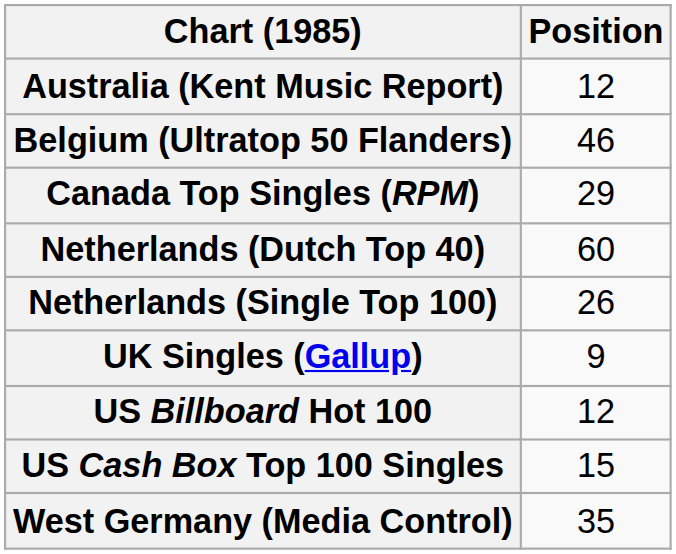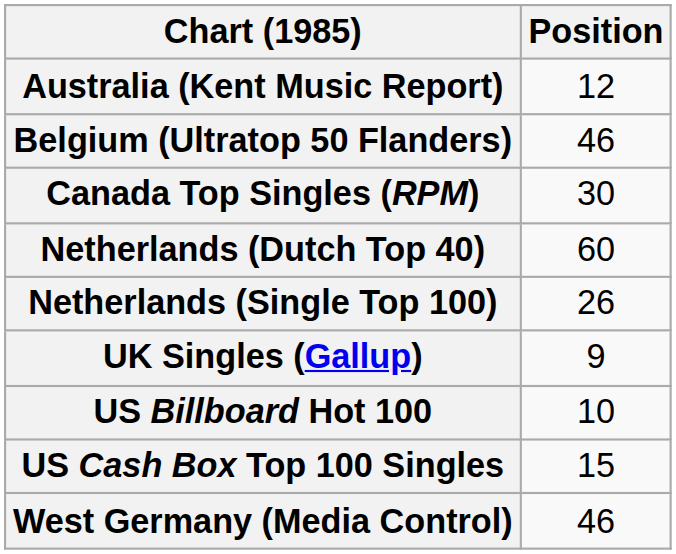(596, 194) 29 -> (596, 194) 30
(596, 411) 12 -> (596, 411) 10
(596, 520) 35 -> (596, 520) 46
